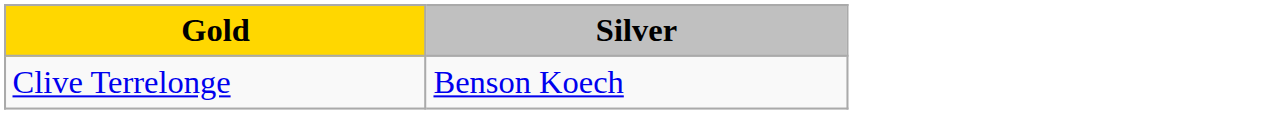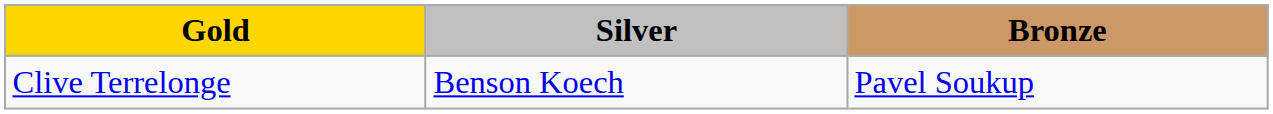+ column: (1057, 30)
